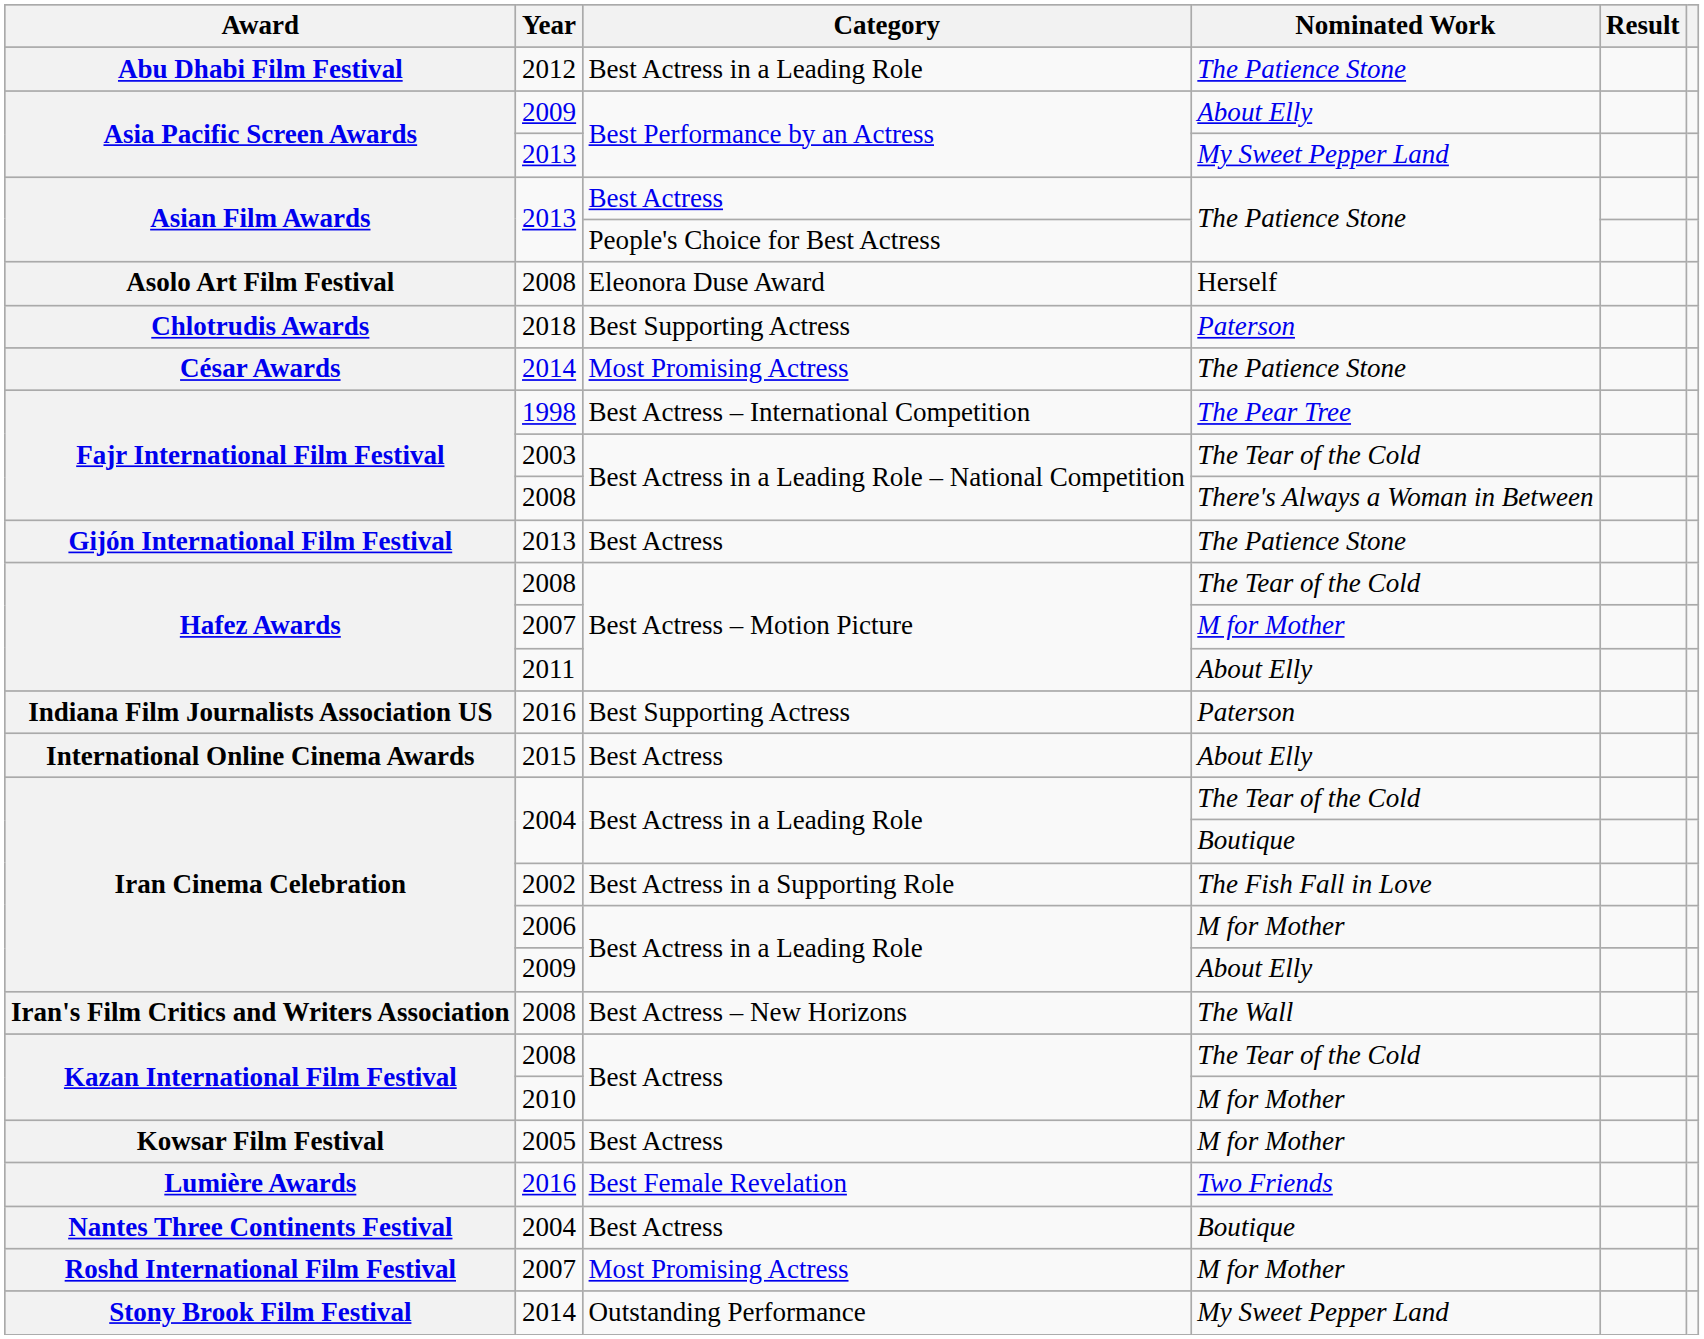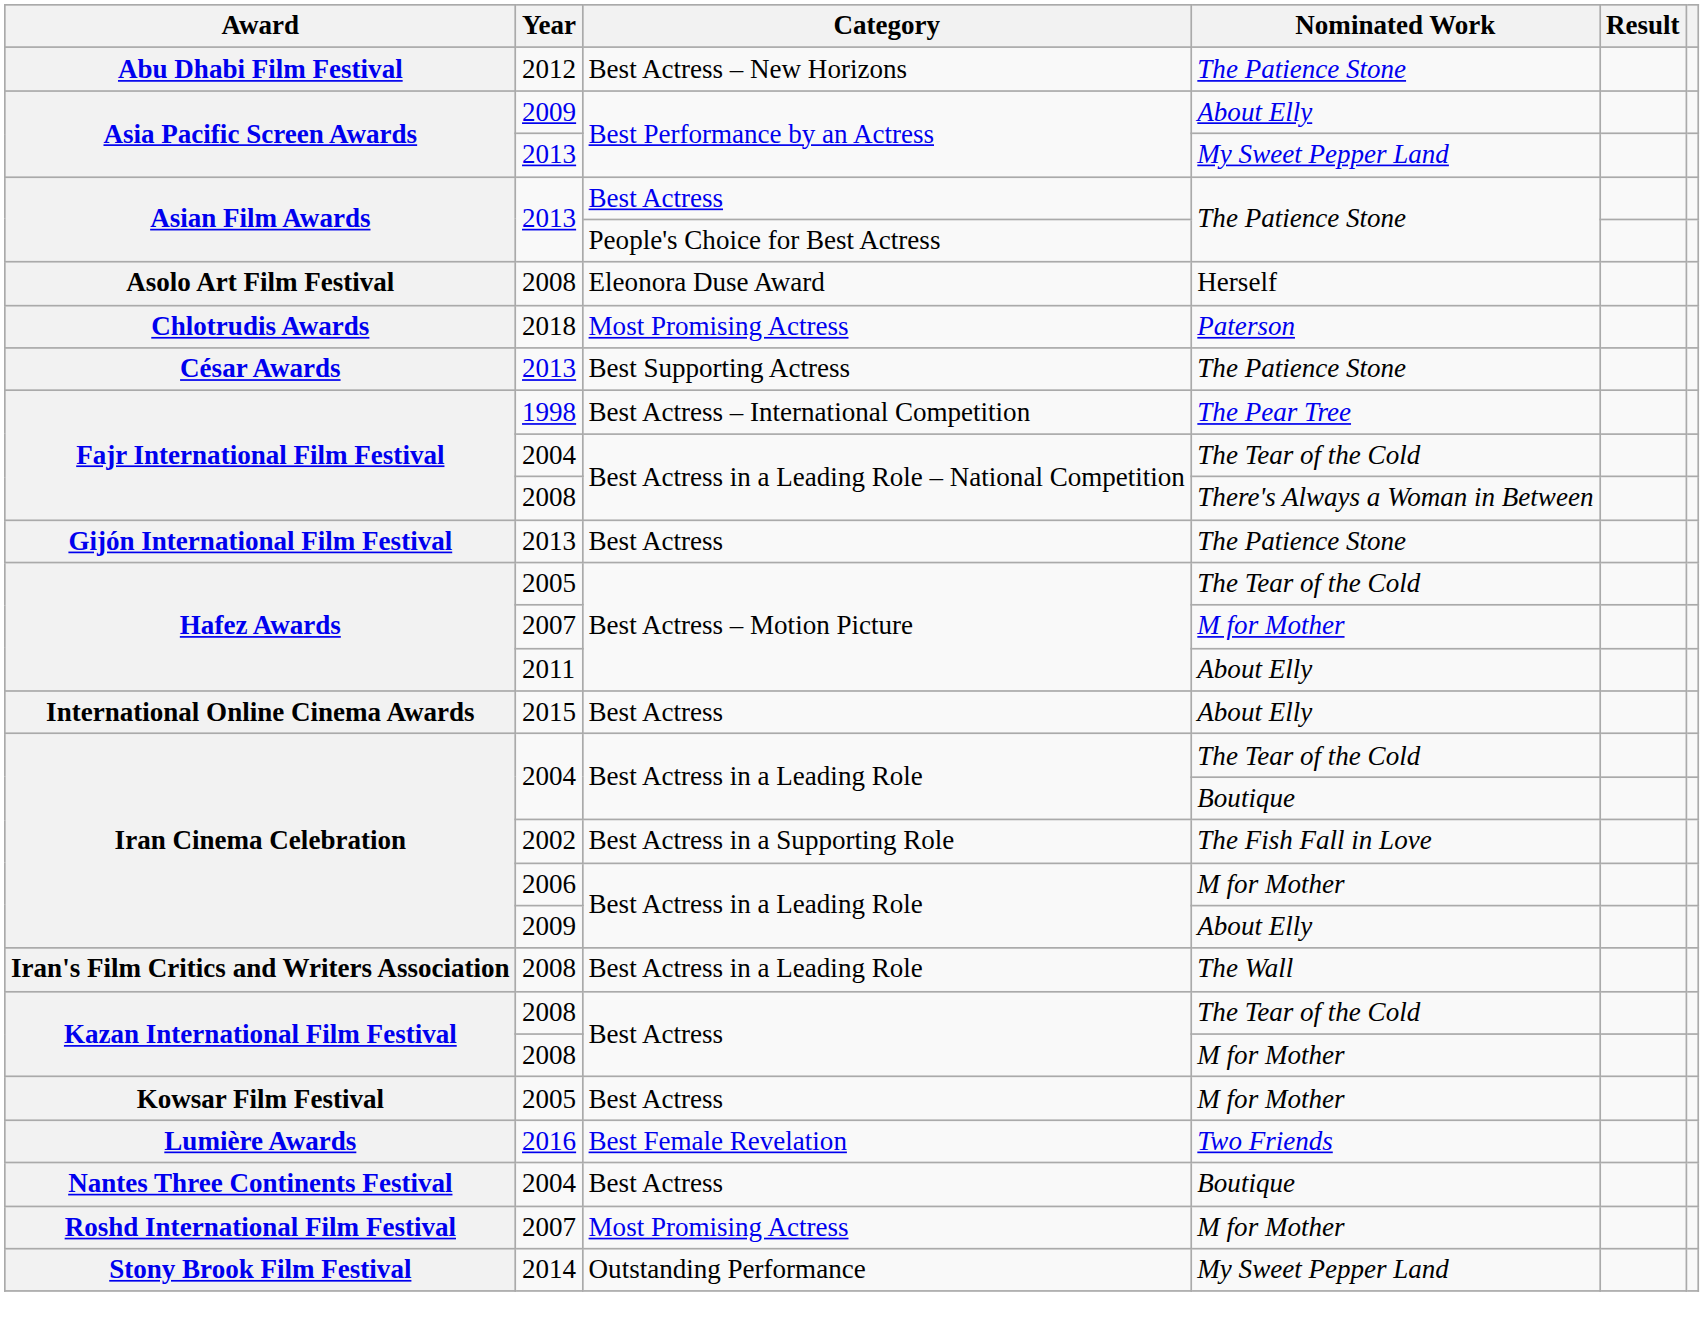(756, 68) Best Actress in a Leading Role -> (748, 68) Best Actress – New Horizons
(719, 326) Best Supporting Actress -> (719, 326) Most Promising Actress
(549, 369) 2014 -> (549, 369) 2013
(719, 369) Most Promising Actress -> (719, 369) Best Supporting Actress
(549, 454) 2003 -> (549, 454) 2004
(549, 583) 2008 -> (549, 583) 2005
- row: (260, 712)
(748, 1012) Best Actress – New Horizons -> (756, 969) Best Actress in a Leading Role
(549, 1098) 2010 -> (549, 1055) 2008
